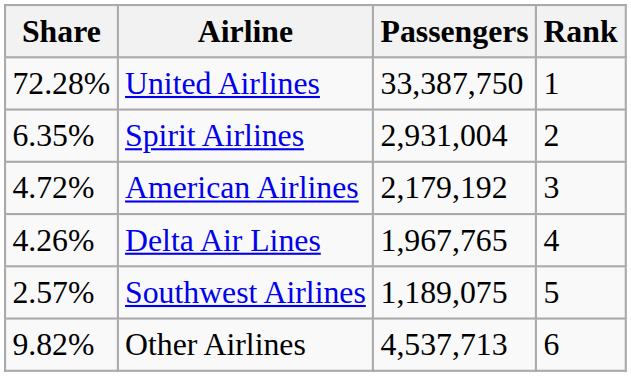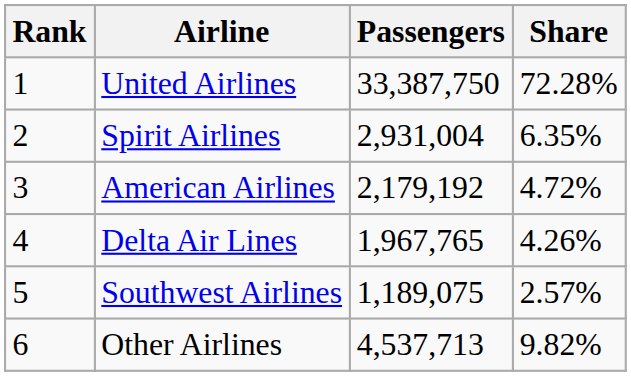columns swapped: (581, 30) <-> (61, 30)
